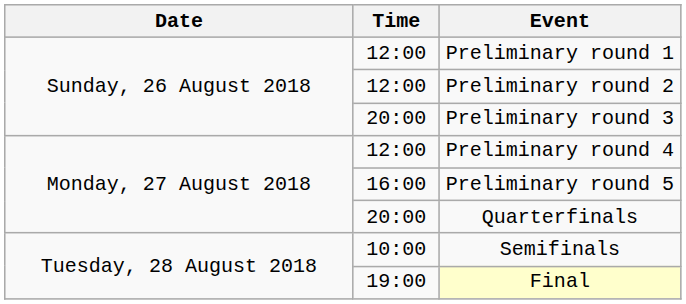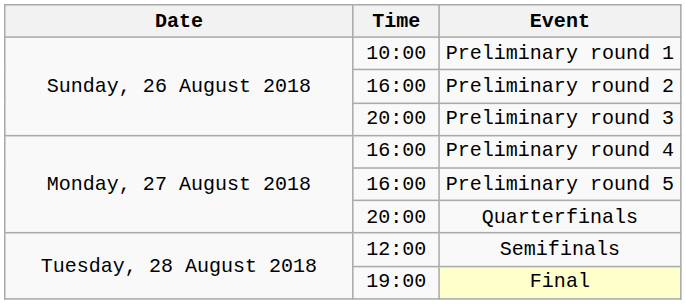(396, 54) 12:00 -> (396, 54) 10:00
(396, 86) 12:00 -> (396, 86) 16:00
(396, 152) 12:00 -> (396, 152) 16:00
(396, 249) 10:00 -> (396, 249) 12:00
